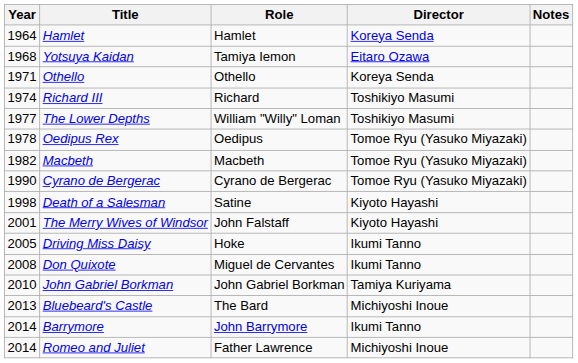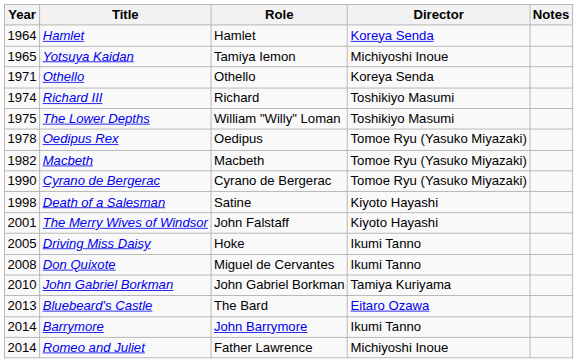(22, 56) 1968 -> (22, 56) 1965
(390, 56) Eitaro Ozawa -> (399, 56) Michiyoshi Inoue
(22, 118) 1977 -> (22, 118) 1975
(399, 306) Michiyoshi Inoue -> (390, 306) Eitaro Ozawa
